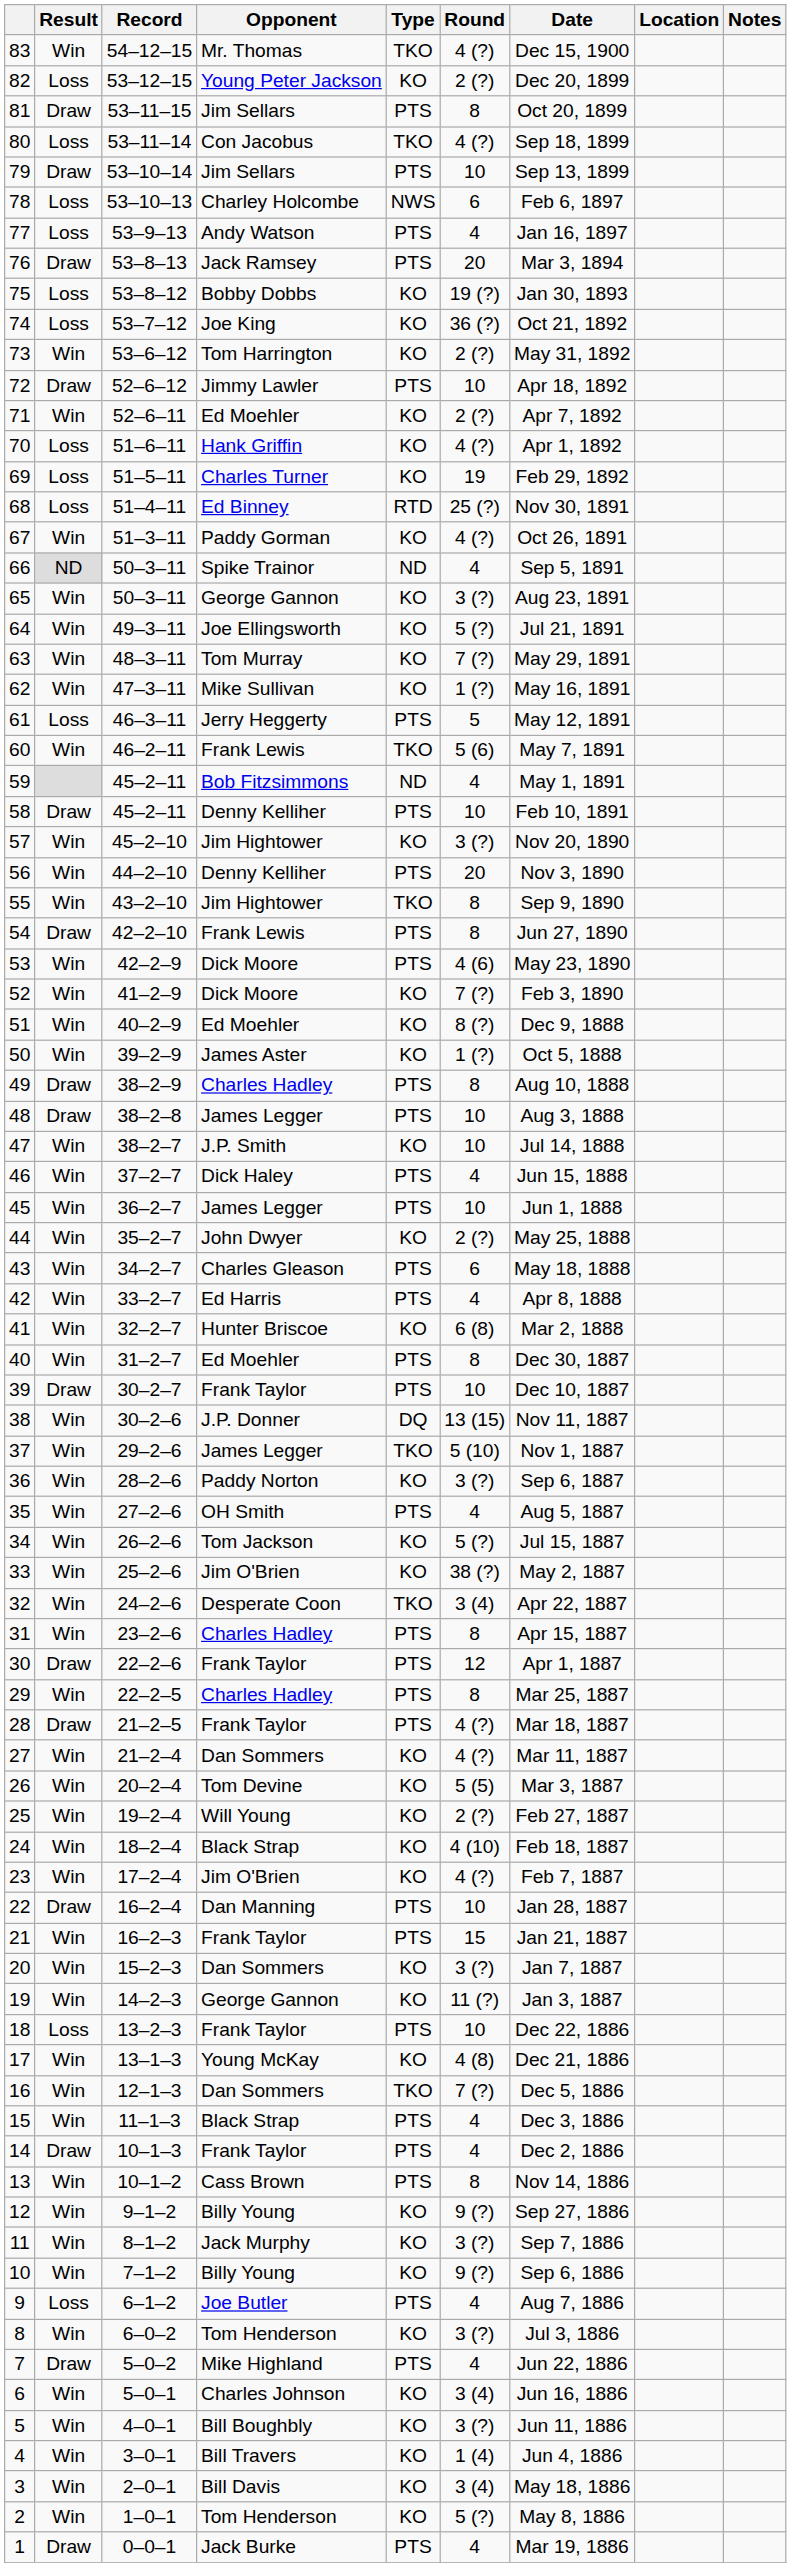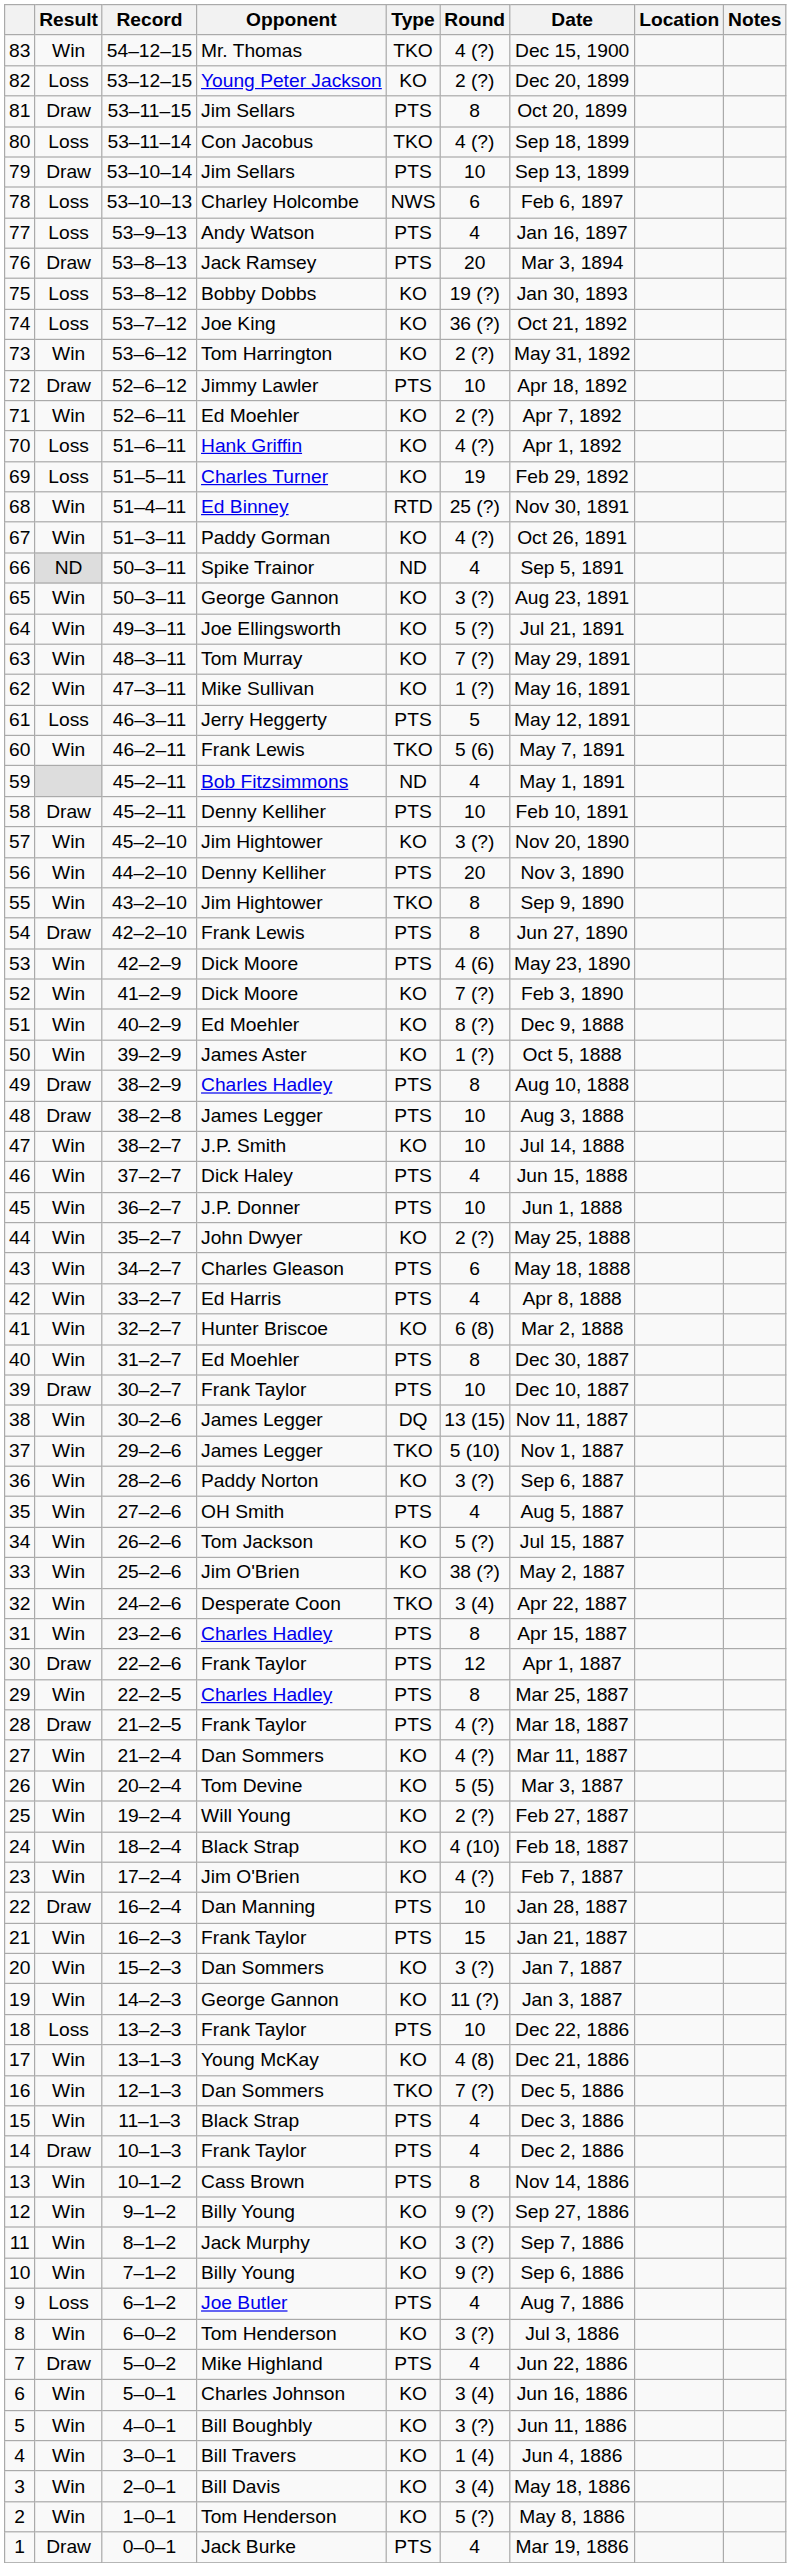(69, 506) Loss -> (69, 506) Win
(262, 1207) James Legger -> (250, 1207) J.P. Donner
(250, 1420) J.P. Donner -> (262, 1420) James Legger
